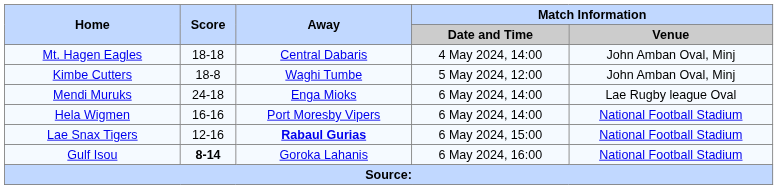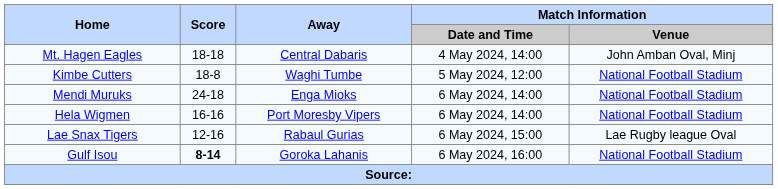(671, 74) John Amban Oval, Minj -> (671, 74) National Football Stadium
(671, 94) Lae Rugby league Oval -> (671, 94) National Football Stadium
(324, 134) bold -> (324, 134) normal
(671, 134) National Football Stadium -> (671, 135) Lae Rugby league Oval
